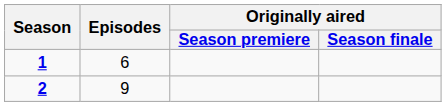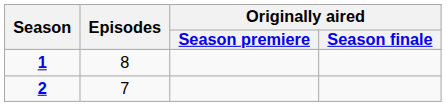(125, 62) 6 -> (125, 62) 8
(125, 88) 9 -> (125, 88) 7
